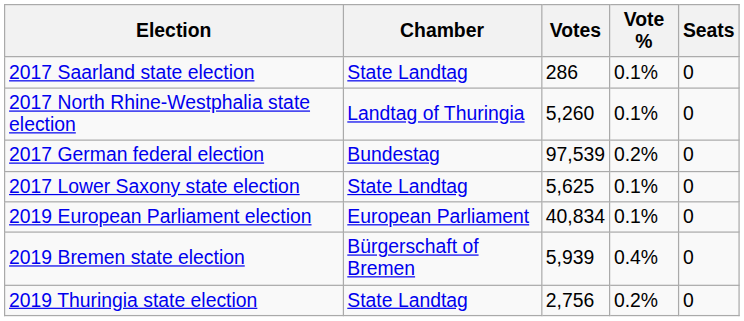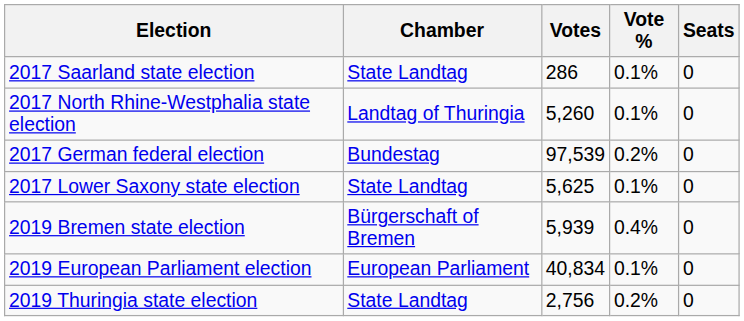rows swapped: (160, 216) <-> (127, 258)
